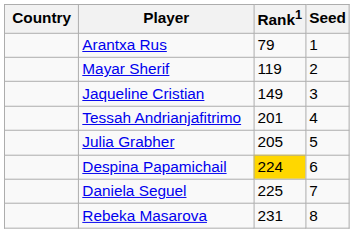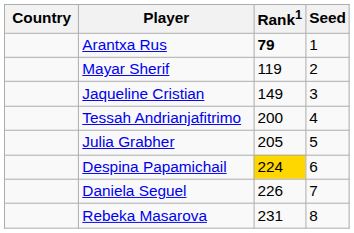(266, 45) normal -> (266, 45) bold
(270, 118) 201 -> (270, 118) 200
(270, 191) 225 -> (270, 191) 226
